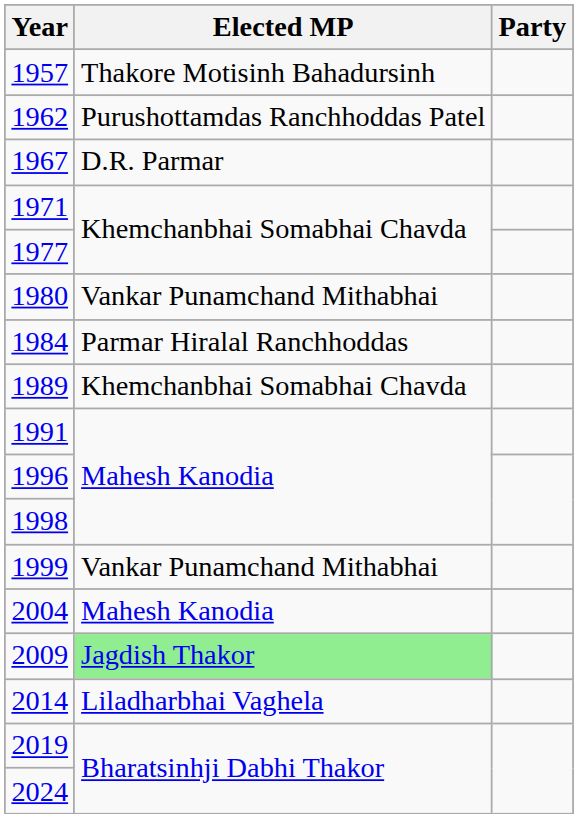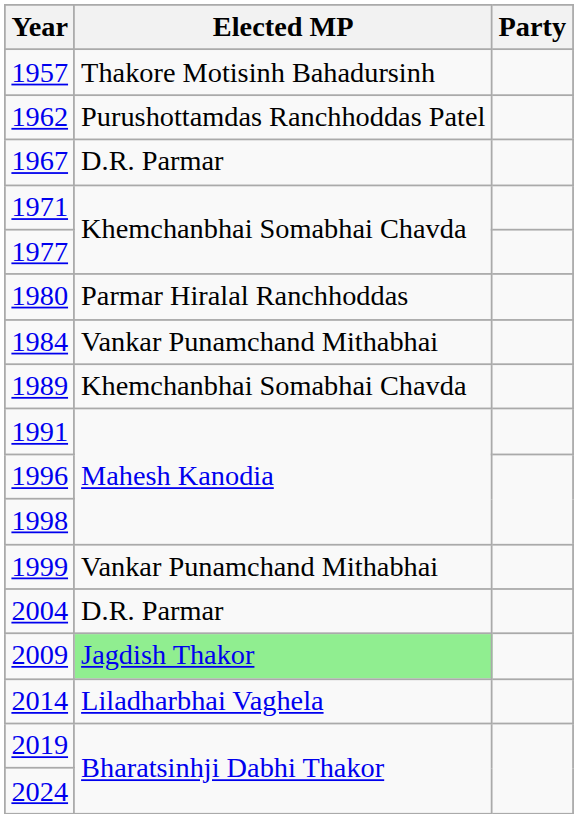(260, 296) Vankar Punamchand Mithabhai -> (245, 296) Parmar Hiralal Ranchhoddas
(245, 341) Parmar Hiralal Ranchhoddas -> (260, 341) Vankar Punamchand Mithabhai
(177, 610) Mahesh Kanodia -> (152, 610) D.R. Parmar
